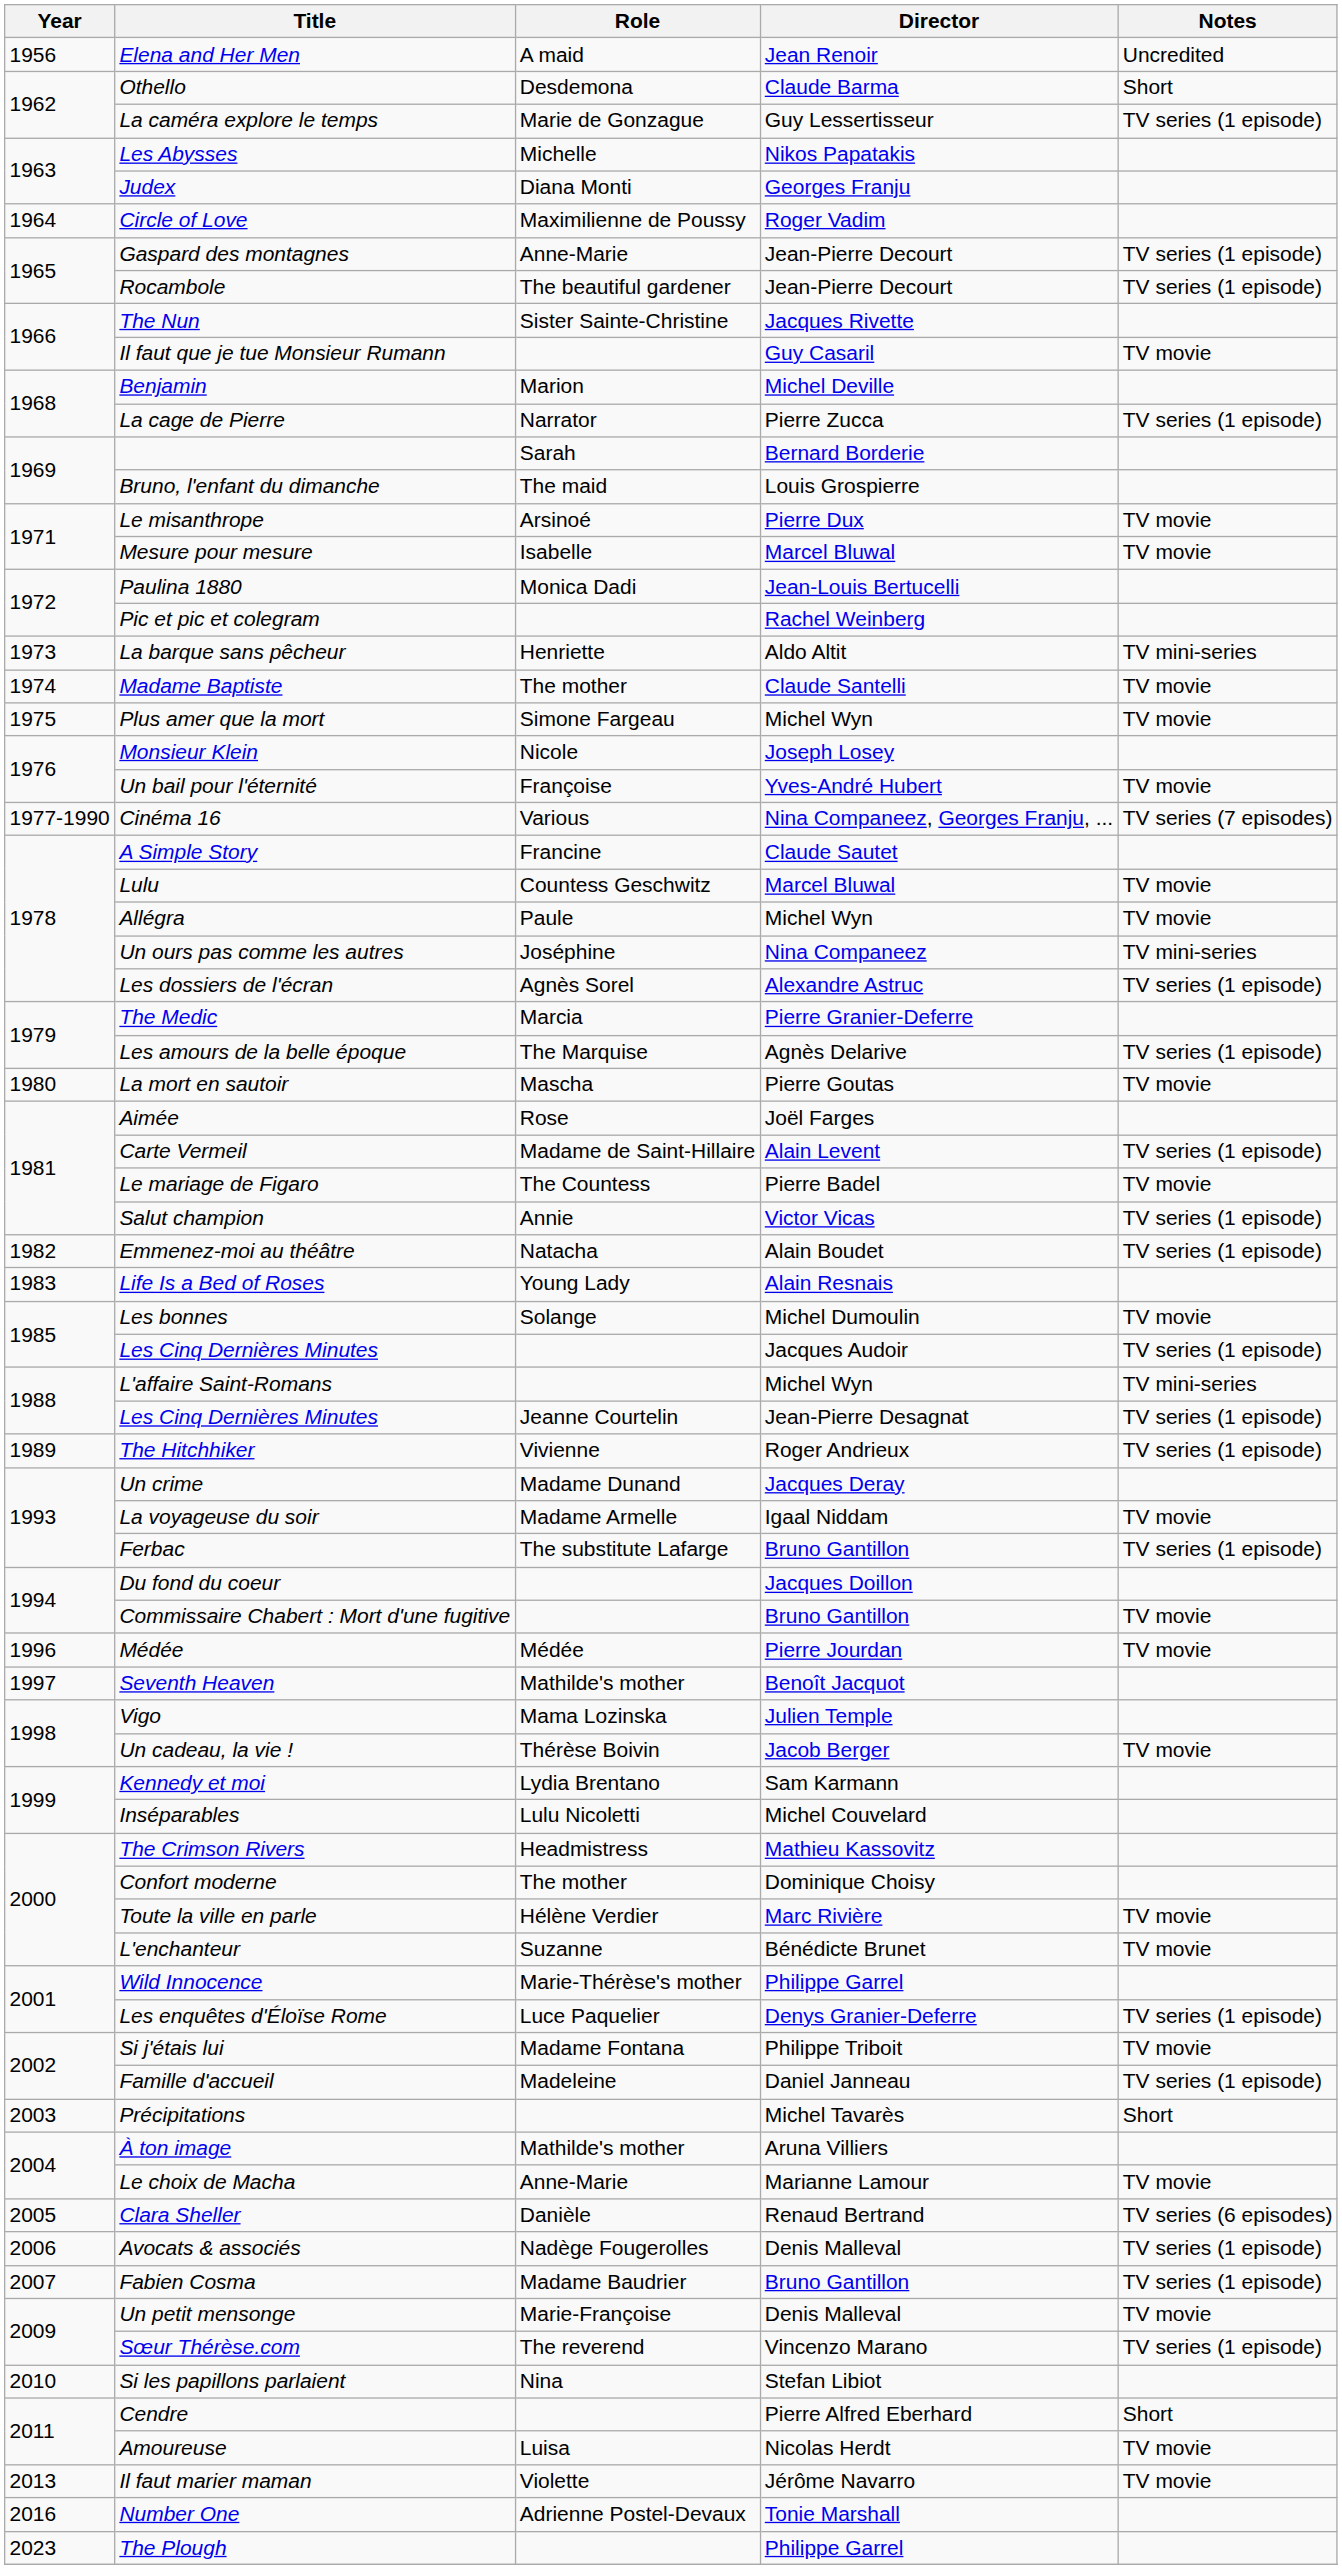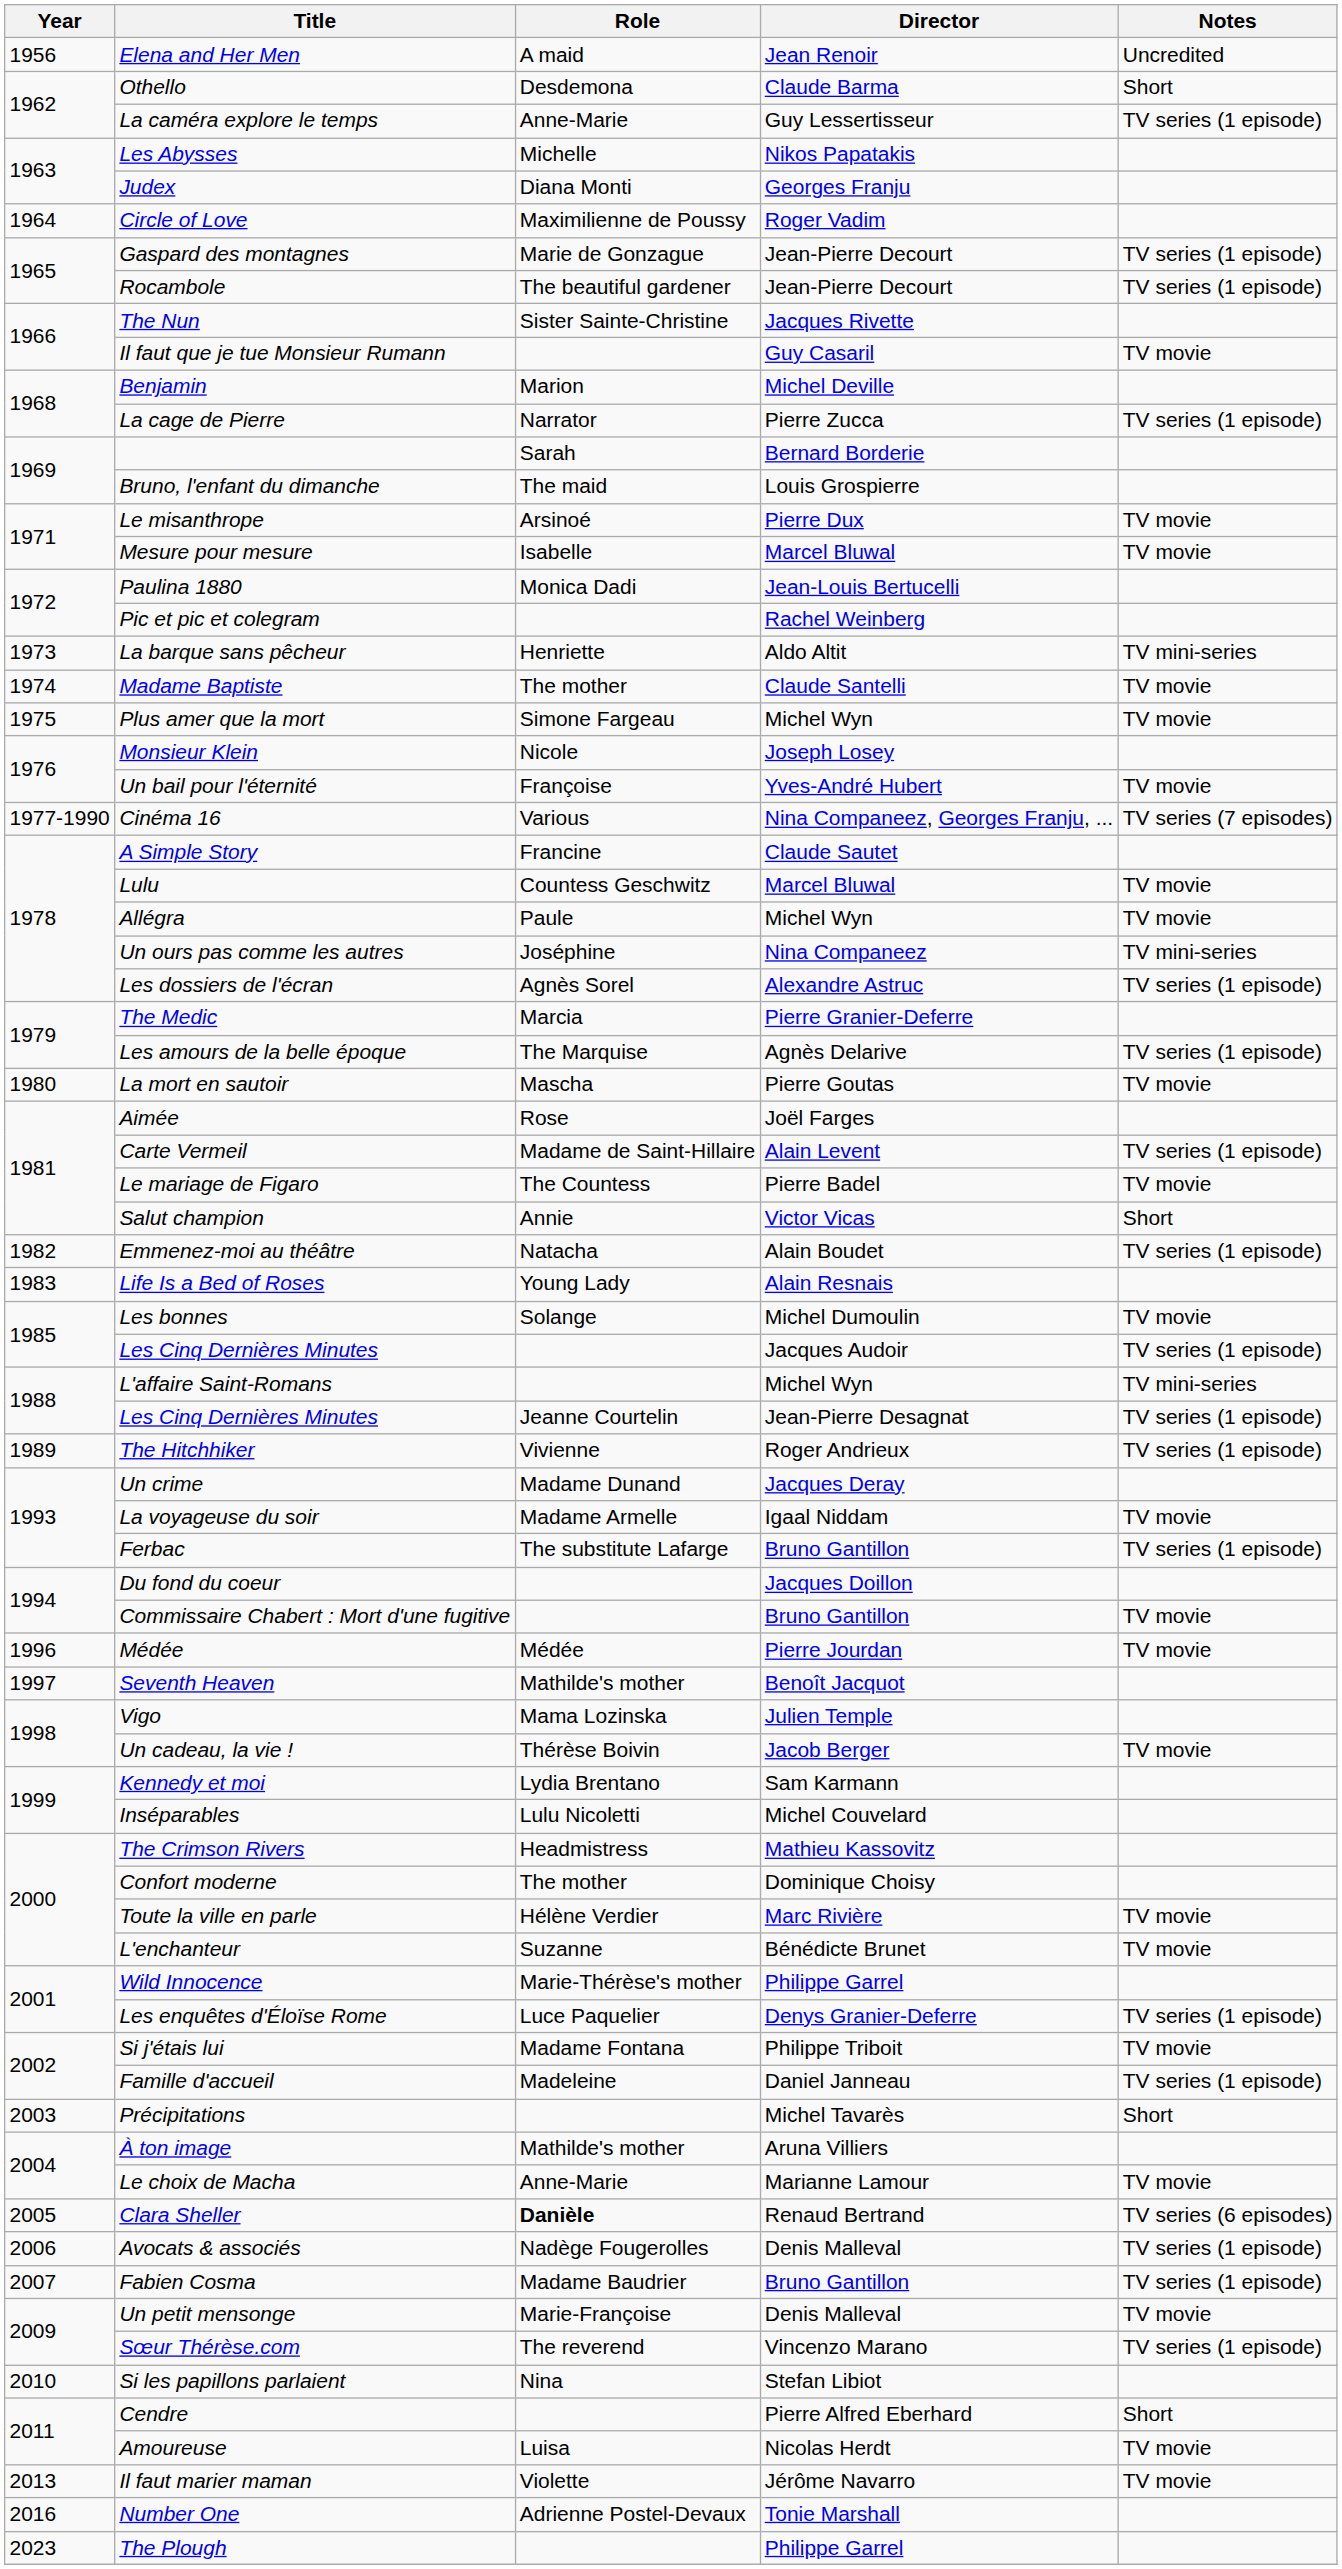(612, 120) Marie de Gonzague -> (574, 120) Anne-Marie
(574, 253) Anne-Marie -> (612, 253) Marie de Gonzague
(1222, 1217) TV series (1 episode) -> (1148, 1217) Short
(555, 2215) normal -> (557, 2215) bold
